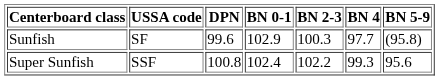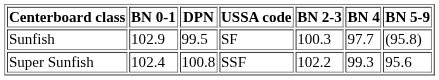columns swapped: (166, 17) <-> (269, 17)
(221, 39) 99.6 -> (195, 39) 99.5
